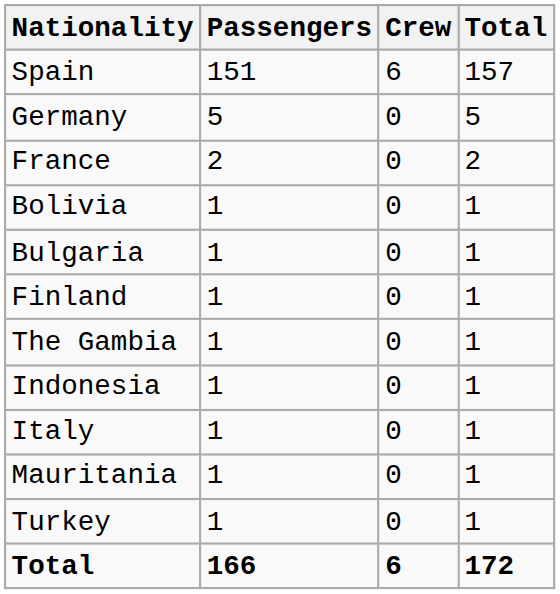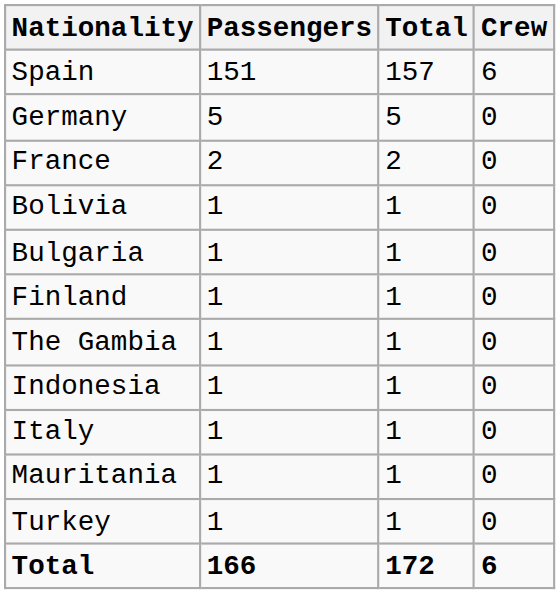columns swapped: (418, 28) <-> (506, 28)
